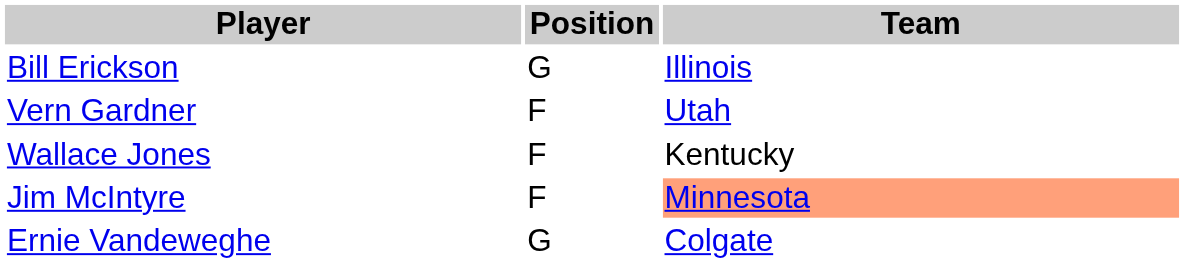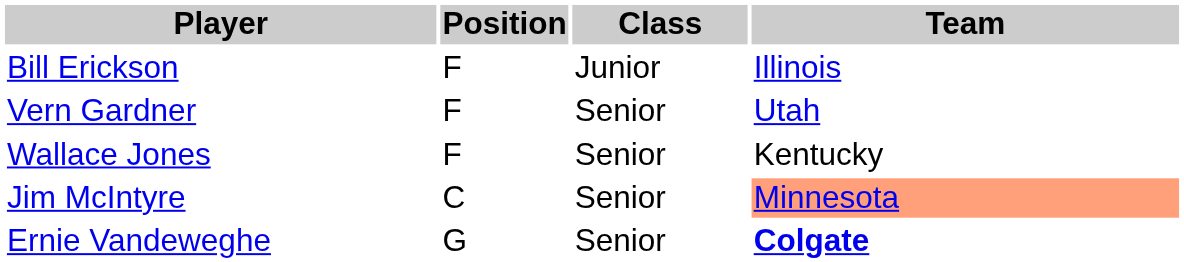+ column: (660, 24)
(540, 67) G -> (452, 67) F
(537, 197) F -> (454, 197) C
(719, 240) normal -> (811, 240) bold
